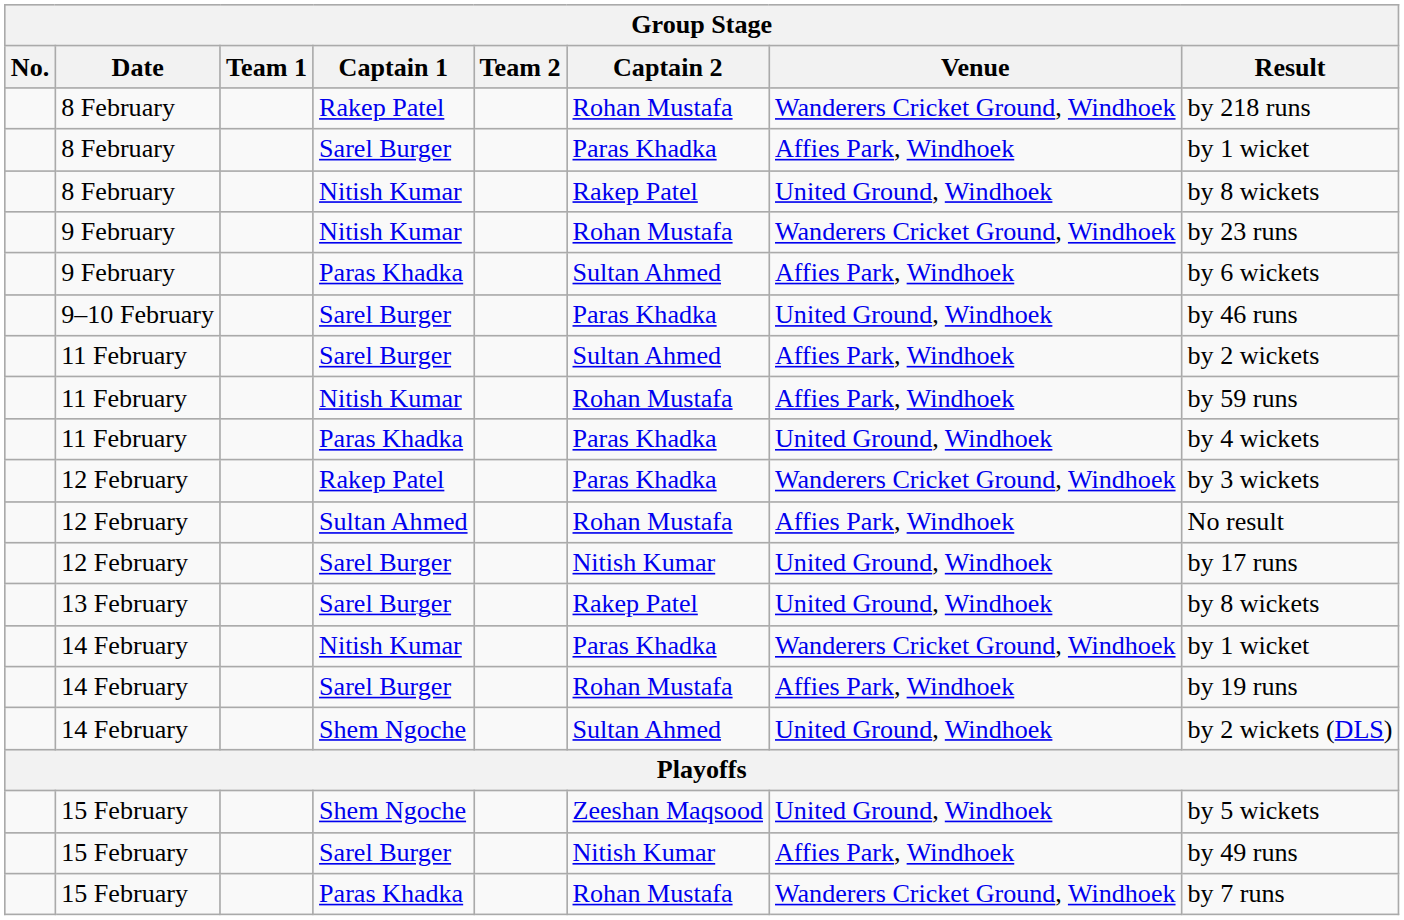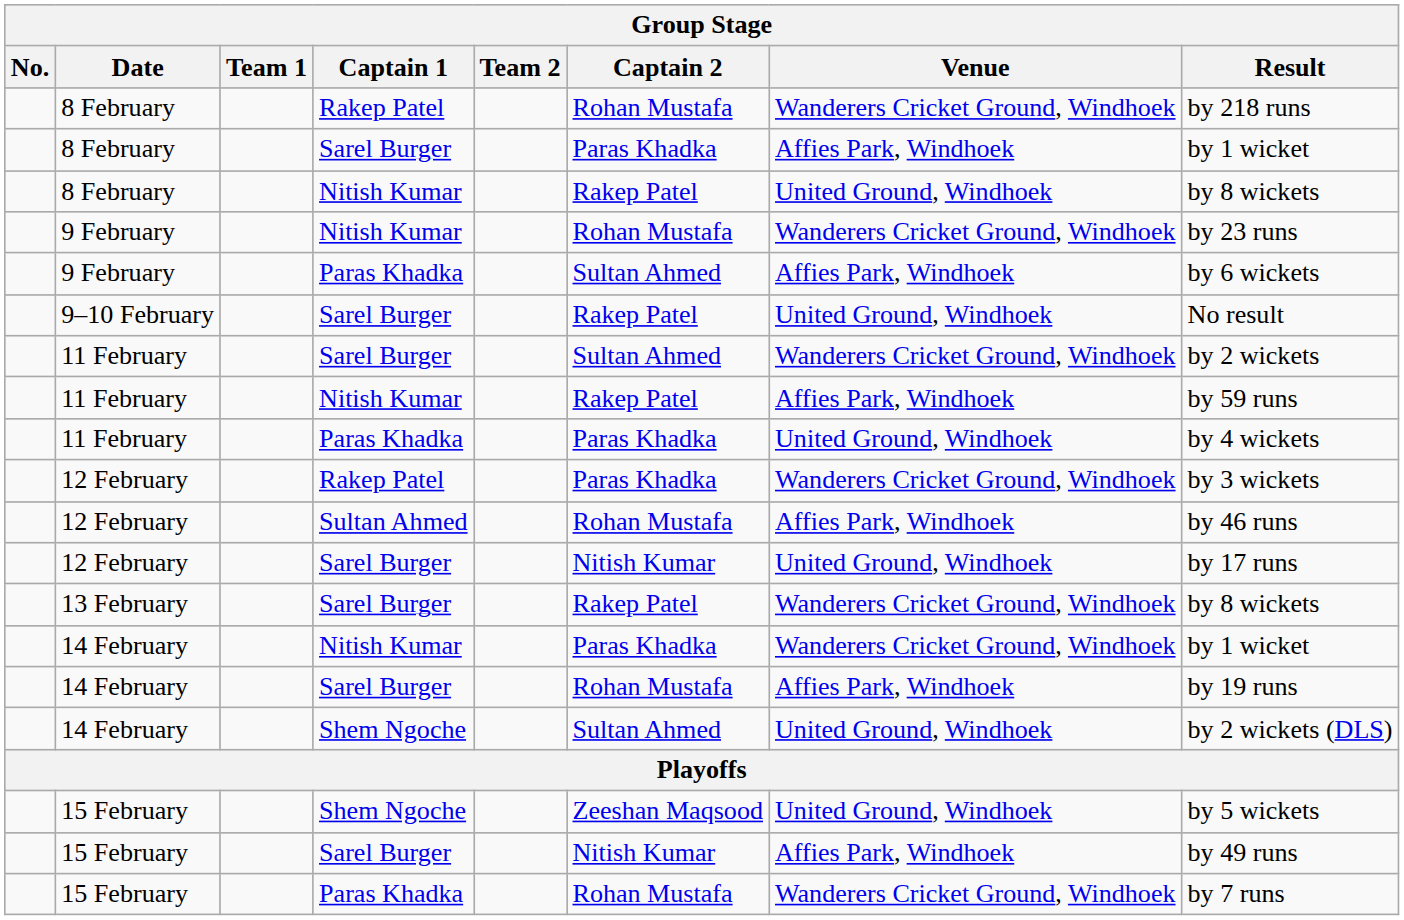(645, 314) Paras Khadka -> (635, 314) Rakep Patel
(1243, 314) by 46 runs -> (1236, 314) No result
(895, 356) Affies Park, Windhoek -> (975, 356) Wanderers Cricket Ground, Windhoek
(653, 397) Rohan Mustafa -> (635, 397) Rakep Patel
(1236, 521) No result -> (1243, 521) by 46 runs
(914, 604) United Ground, Windhoek -> (975, 604) Wanderers Cricket Ground, Windhoek
